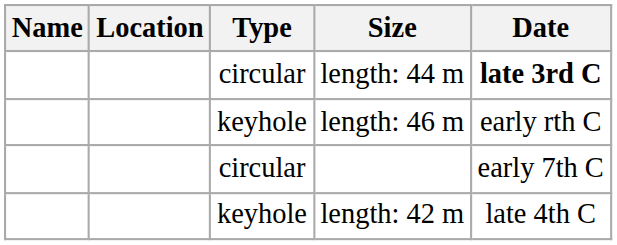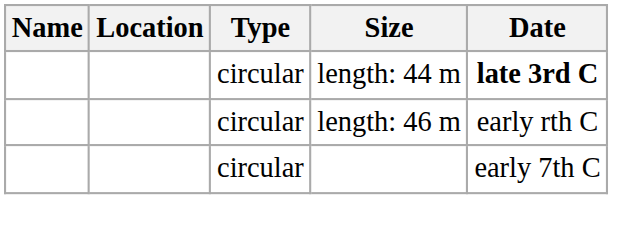(262, 121) keyhole -> (260, 121) circular
- row: (392, 215)
